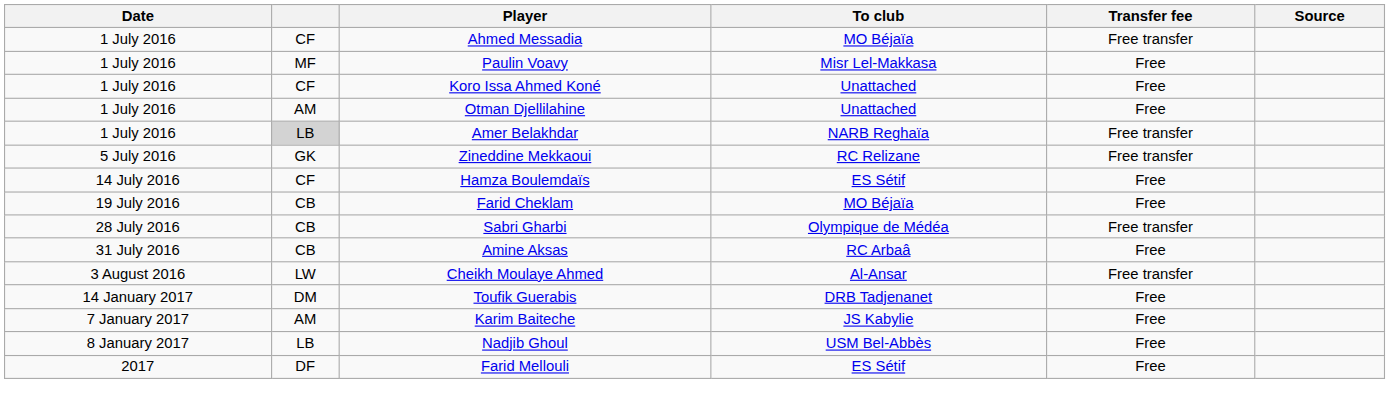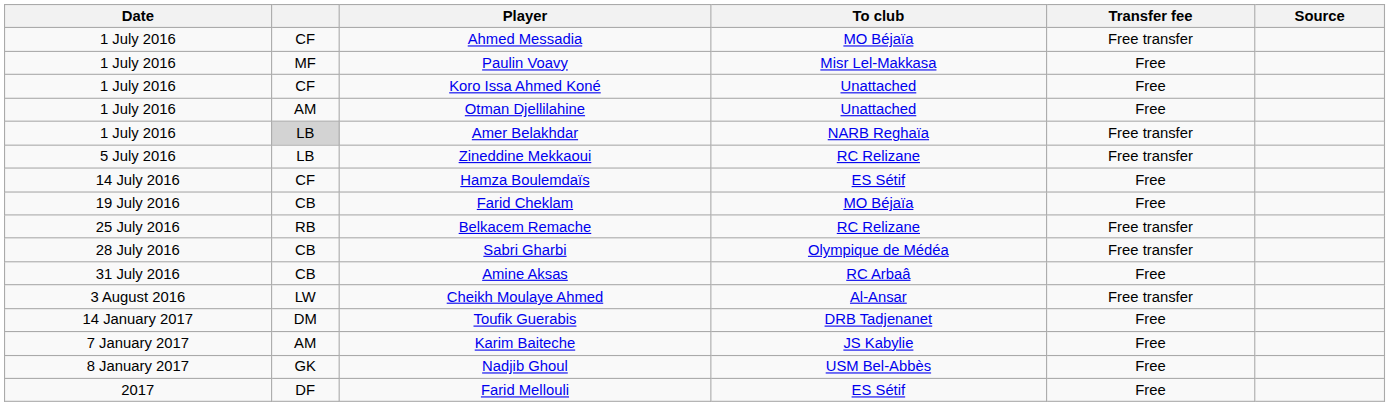(305, 156) GK -> (305, 156) LB
+ row: (525, 226)
(305, 343) LB -> (305, 366) GK
